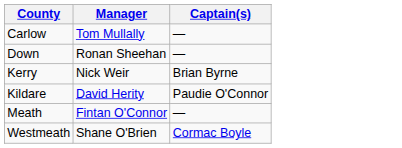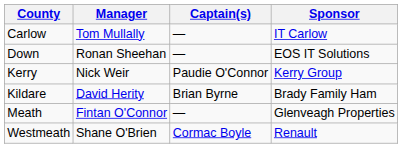+ column: (334, 14)
(205, 73) Brian Byrne -> (221, 73) Paudie O'Connor
(221, 93) Paudie O'Connor -> (205, 93) Brian Byrne
